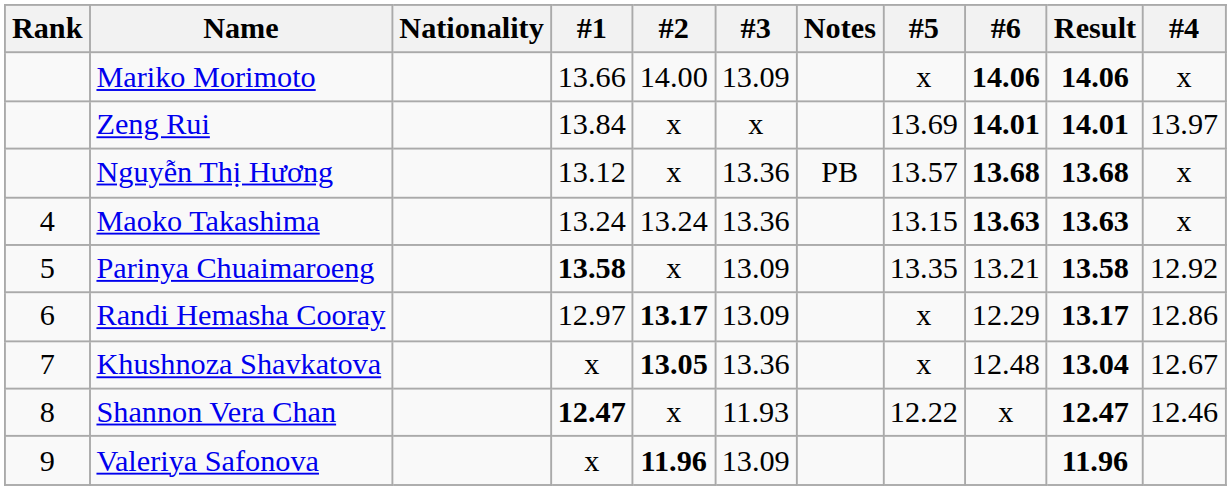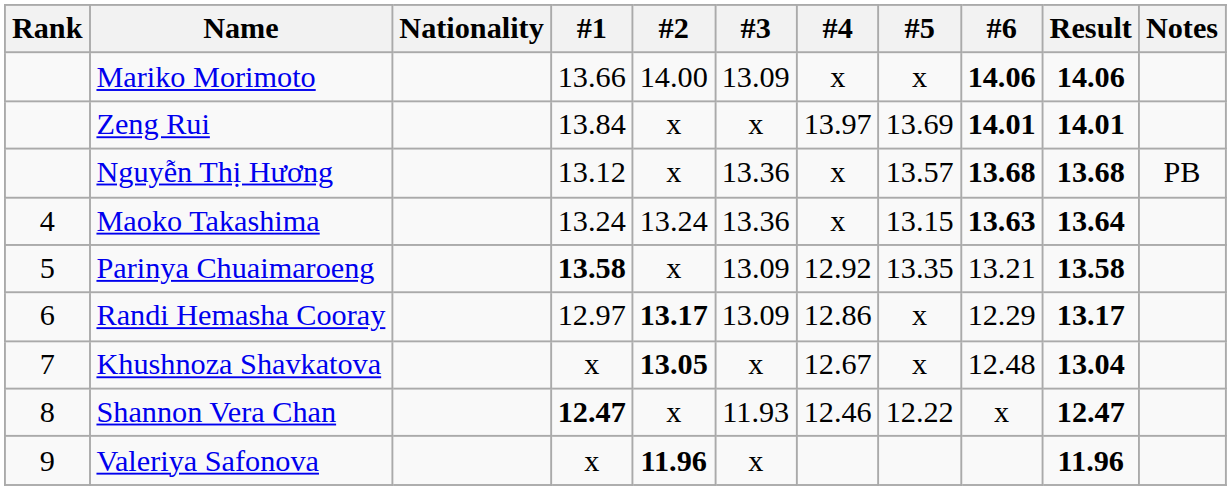columns swapped: (1184, 28) <-> (840, 28)
(1095, 220) 13.63 -> (1091, 220) 13.64
(756, 364) 13.36 -> (756, 364) x
(756, 460) 13.09 -> (756, 460) x
